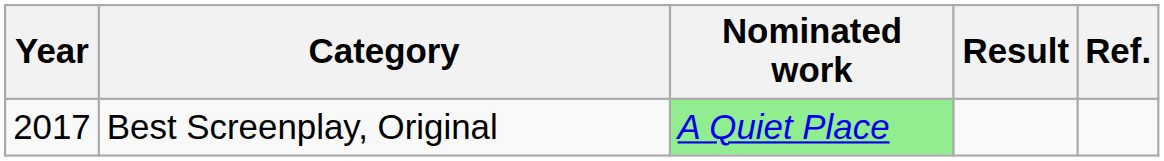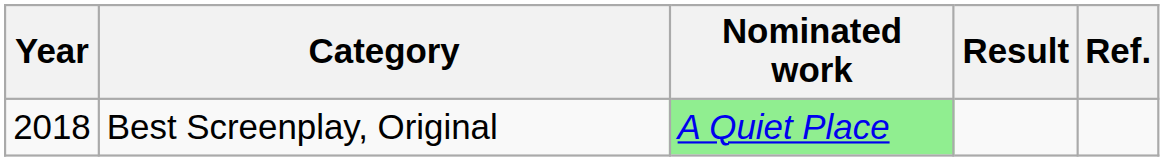(52, 126) 2017 -> (52, 126) 2018
